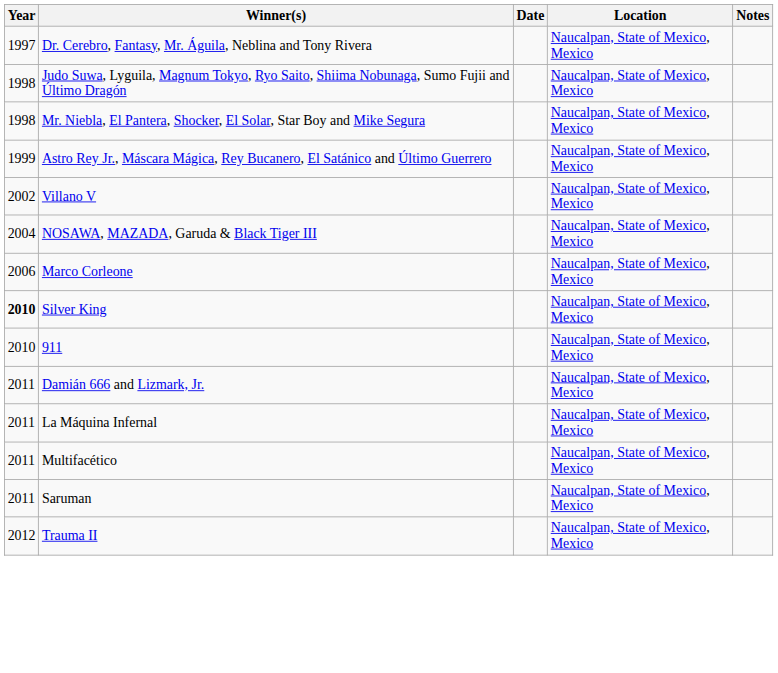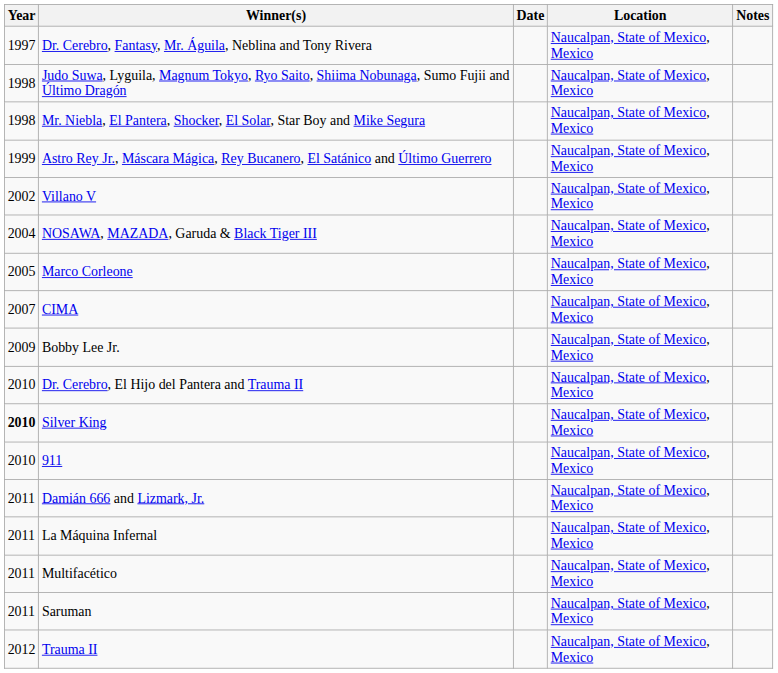(22, 271) 2006 -> (22, 271) 2005
+ row: (60, 309)
+ row: (81, 347)
+ row: (173, 385)
